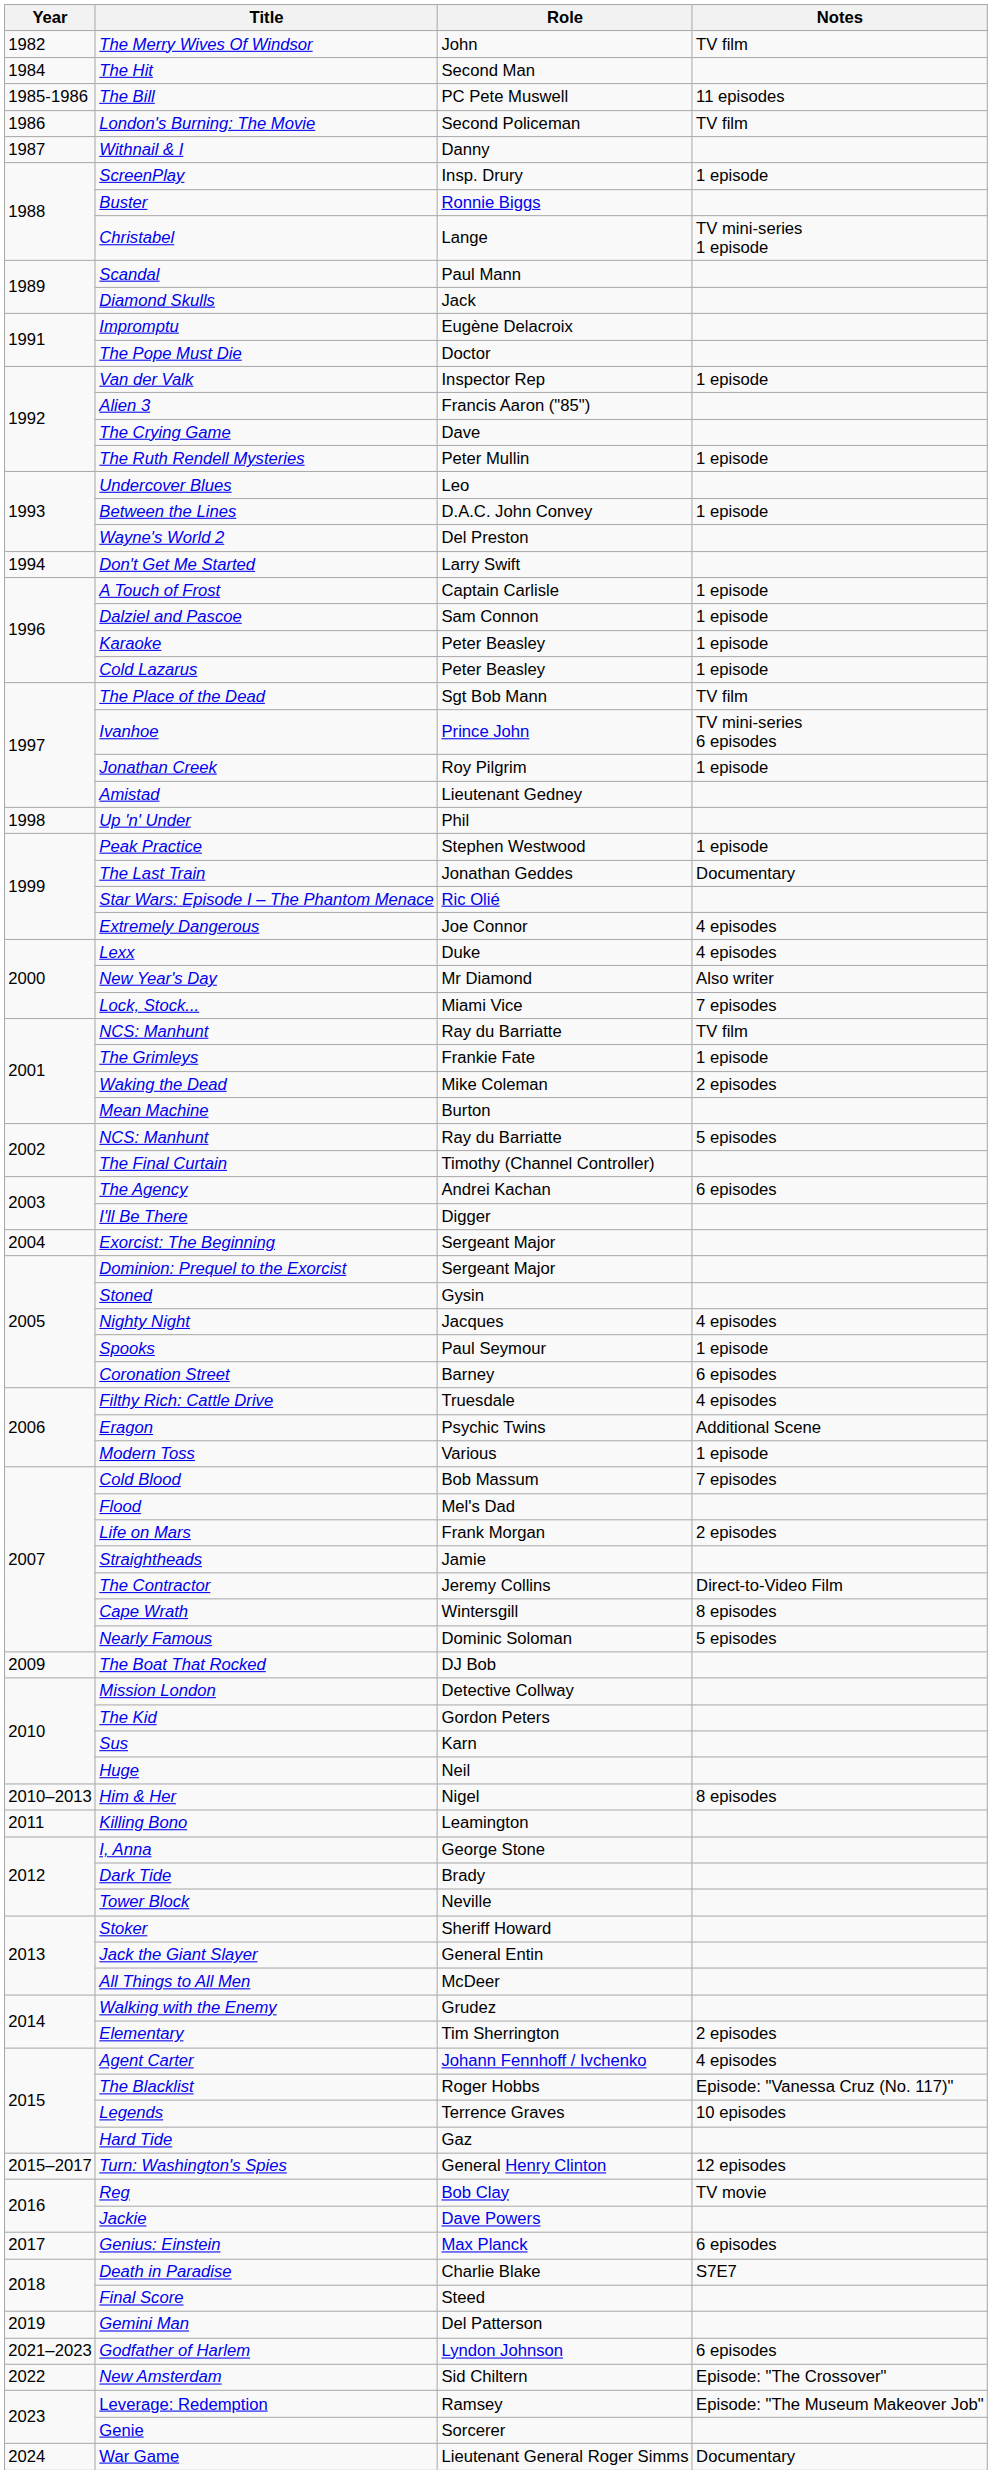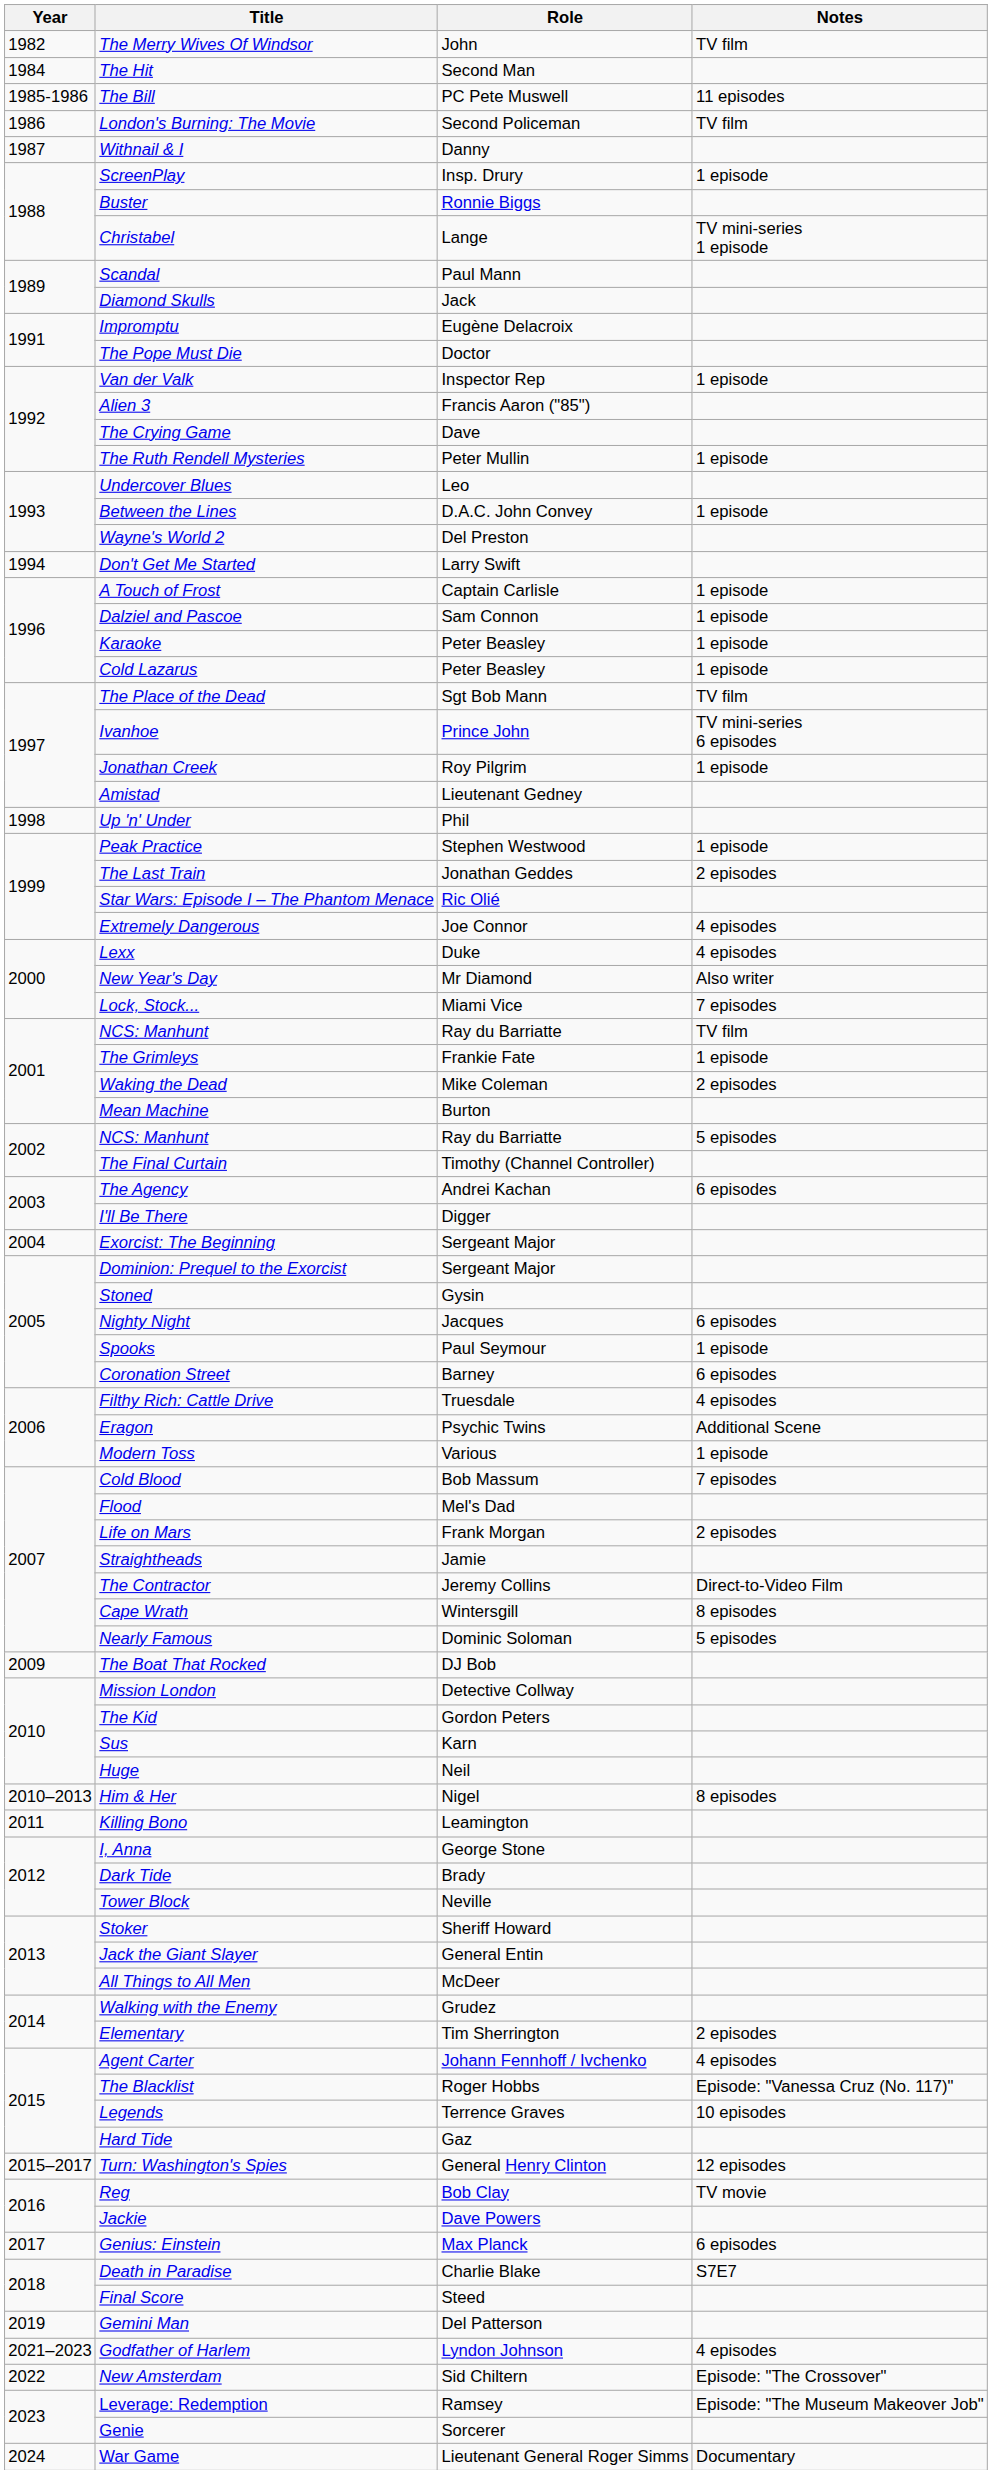(746, 873) Documentary -> (736, 873) 2 episodes
(736, 1321) 4 episodes -> (736, 1321) 6 episodes
(736, 2351) 6 episodes -> (736, 2351) 4 episodes
